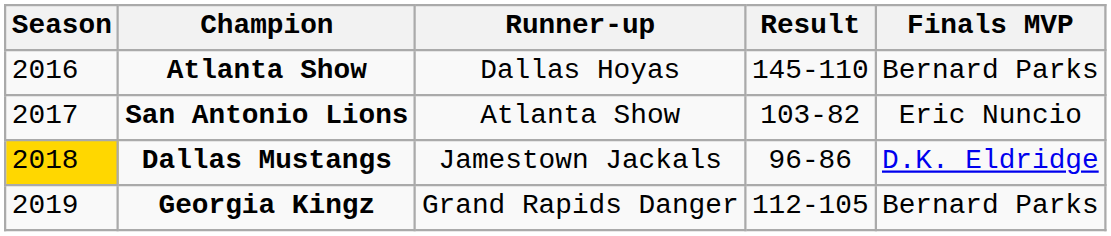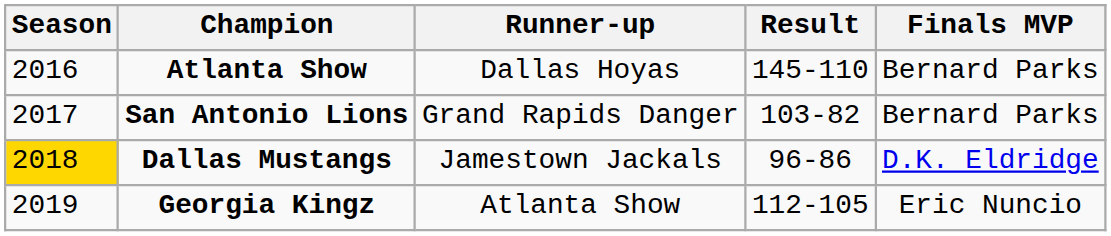(580, 118) Atlanta Show -> (580, 118) Grand Rapids Danger
(990, 118) Eric Nuncio -> (990, 118) Bernard Parks
(580, 207) Grand Rapids Danger -> (580, 207) Atlanta Show
(990, 207) Bernard Parks -> (990, 207) Eric Nuncio
